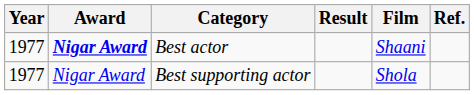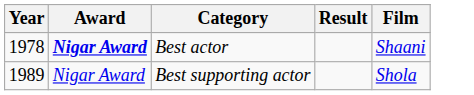- column: (449, 18)
(27, 47) 1977 -> (27, 47) 1978
(27, 75) 1977 -> (27, 75) 1989
